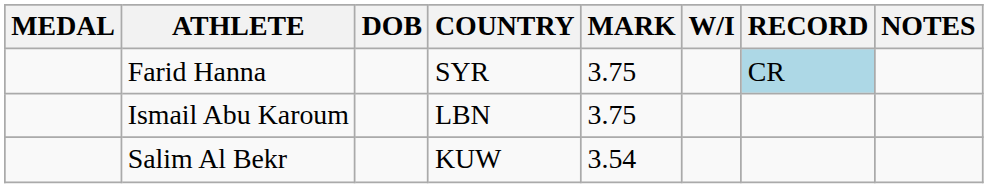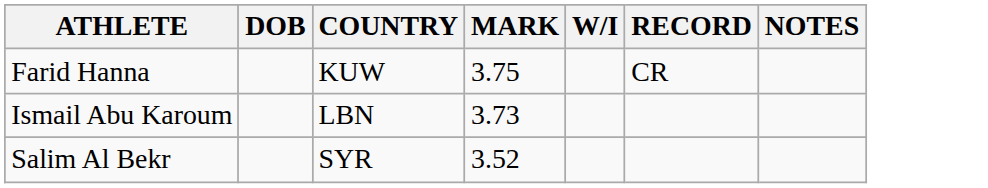- column: (63, 26)
(462, 70) SYR -> (352, 70) KUW
(766, 70) lightblue background -> (650, 70) no background
(612, 114) 3.75 -> (495, 114) 3.73
(468, 159) KUW -> (346, 159) SYR
(612, 159) 3.54 -> (495, 159) 3.52
